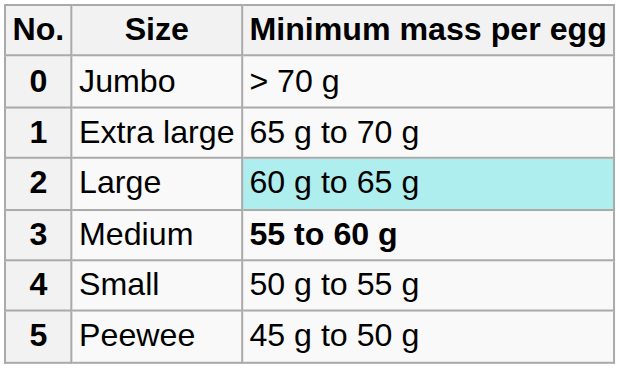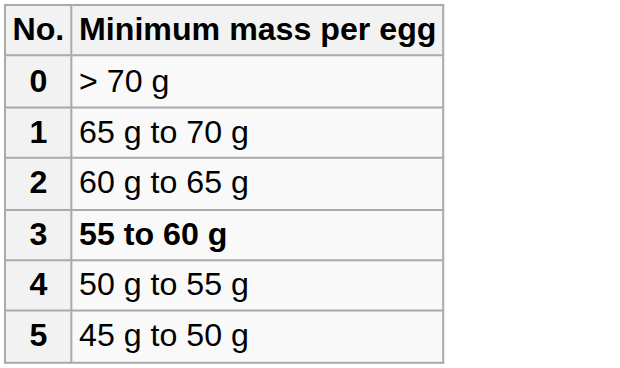- column: (157, 30)
(334, 183) paleturquoise background -> (164, 183) no background
